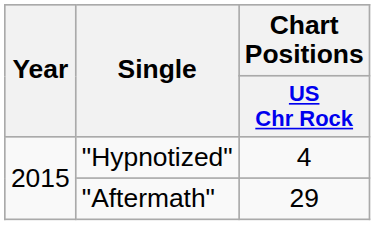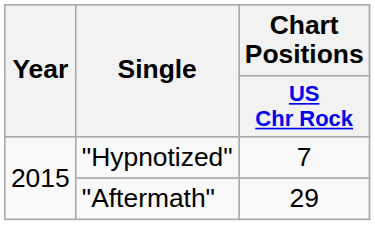(304, 156) 4 -> (304, 156) 7
